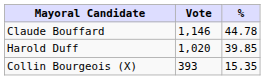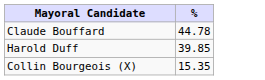- column: (199, 13)
